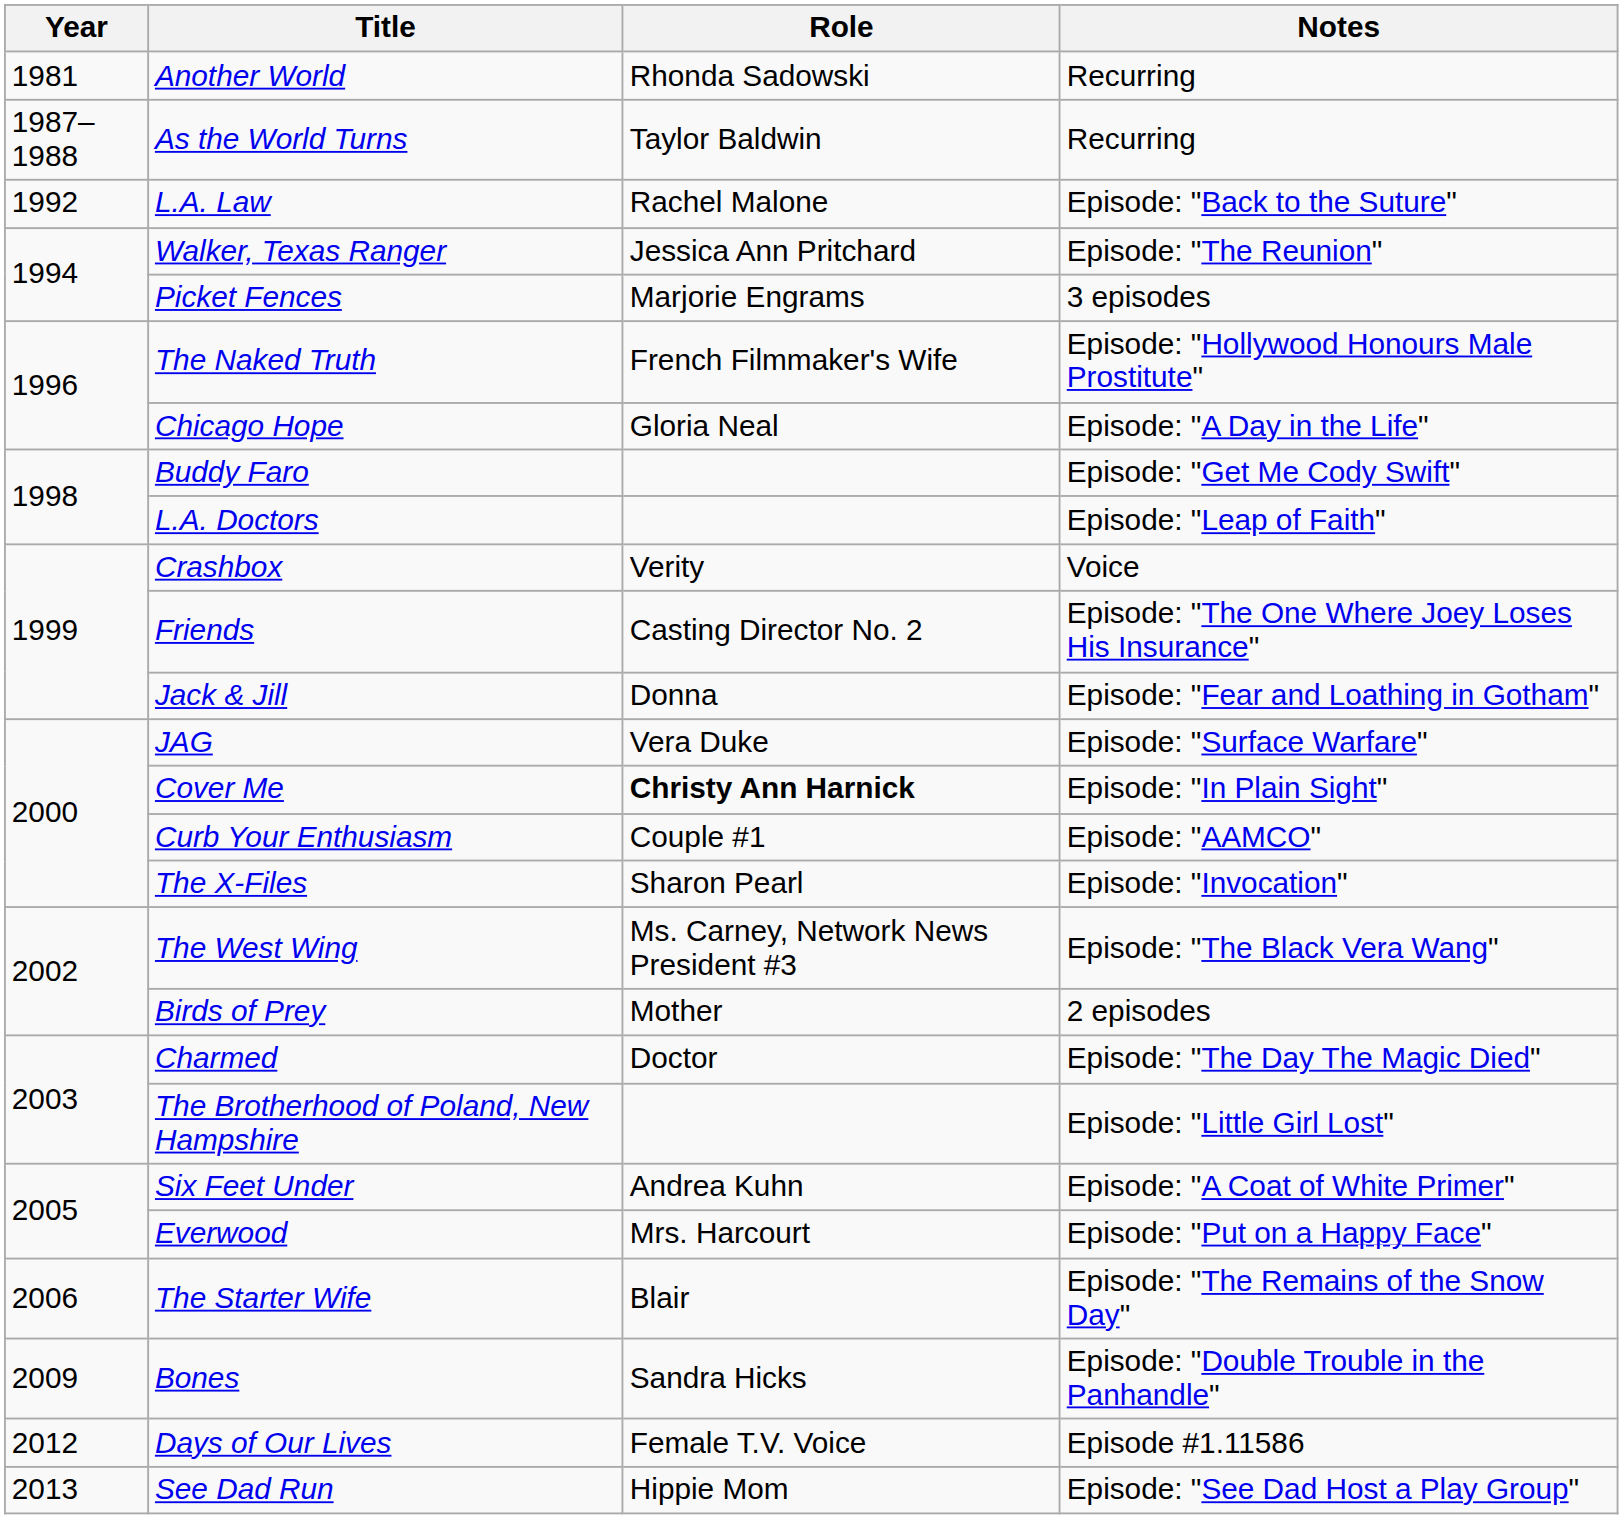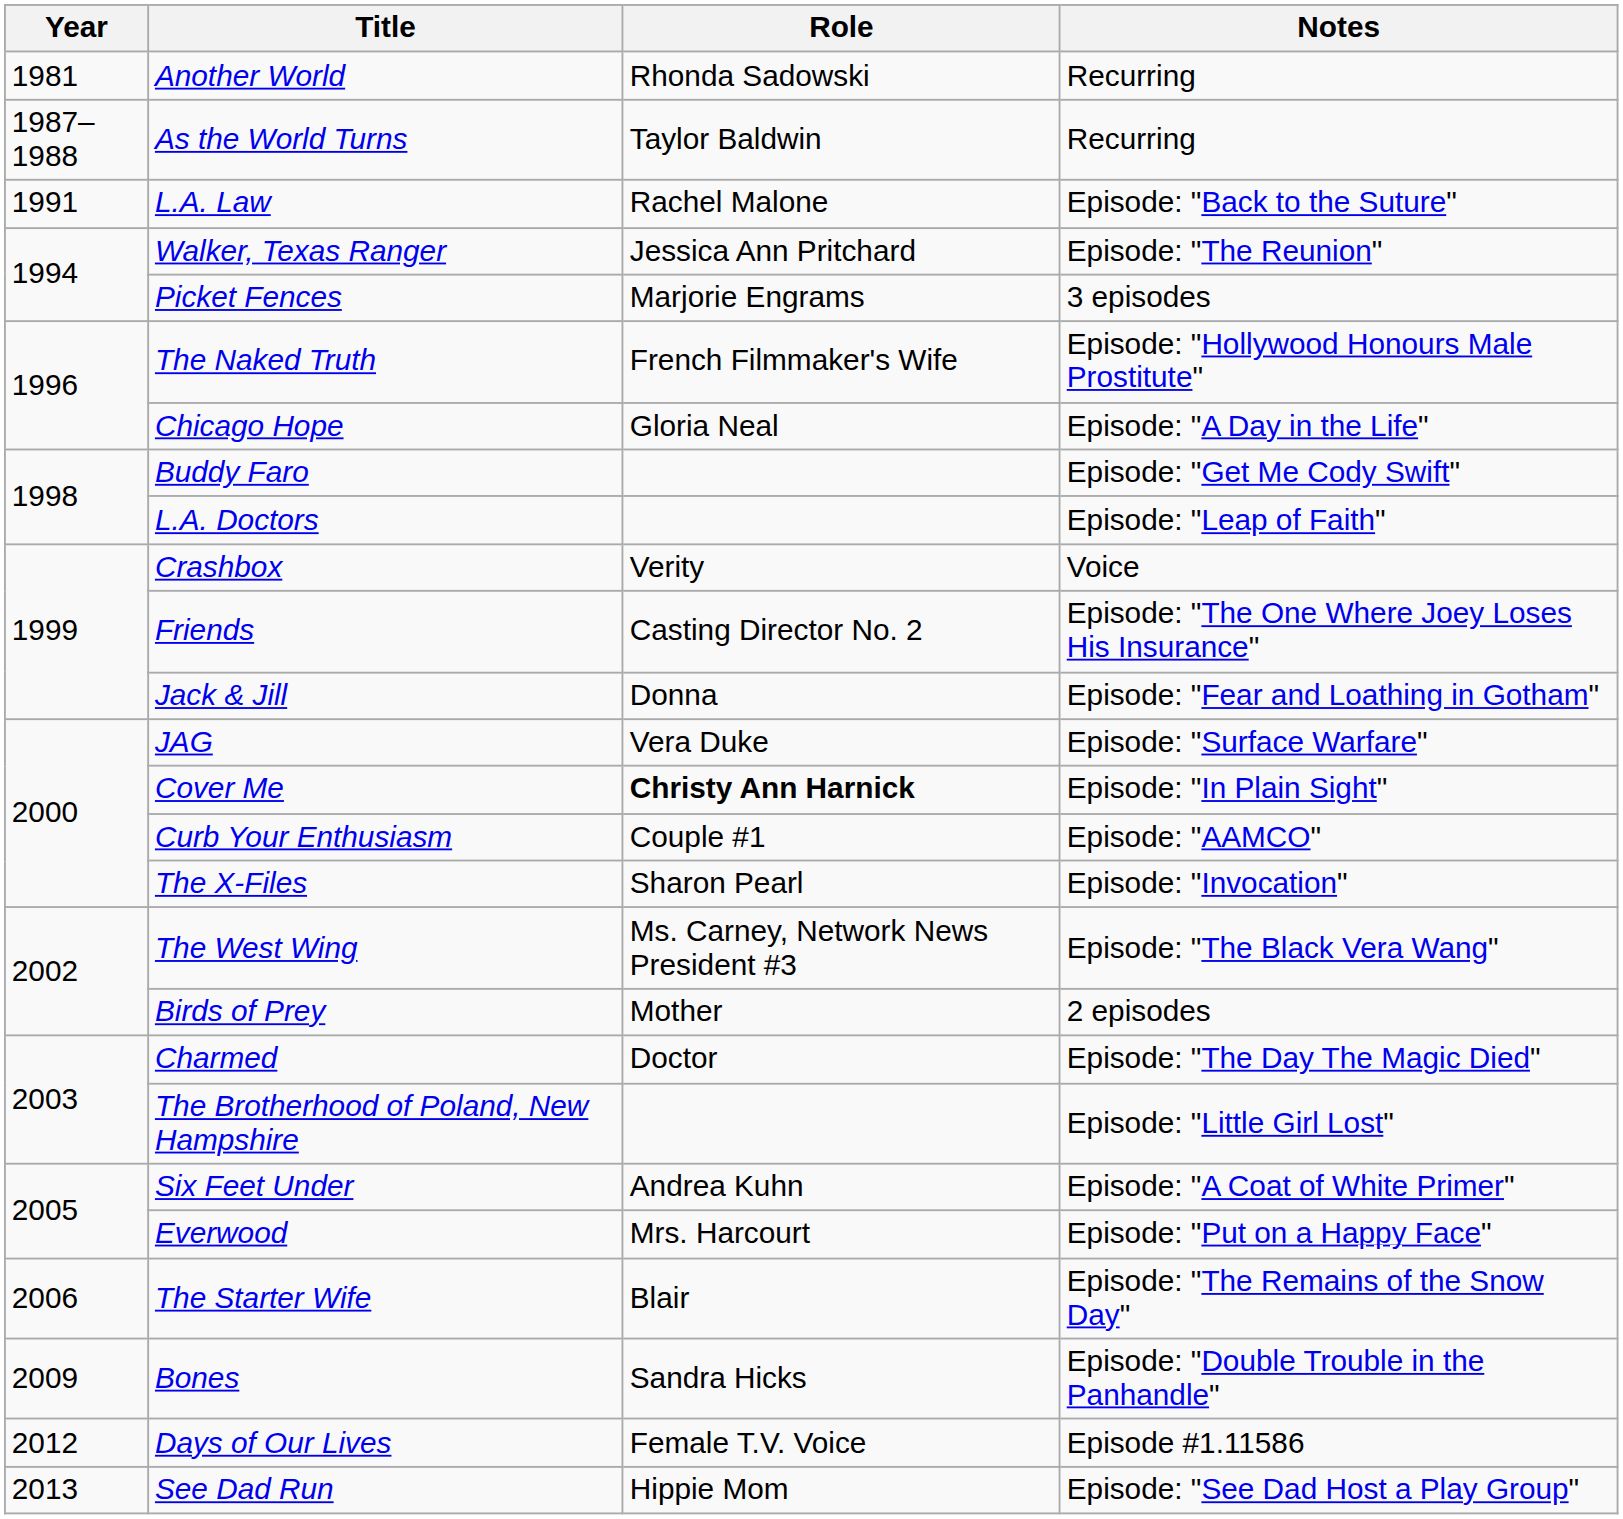(45, 203) 1992 -> (45, 203) 1991
